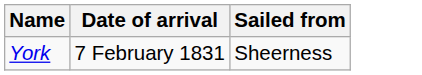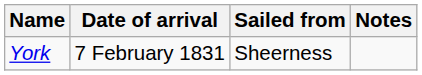+ column: (384, 20)
